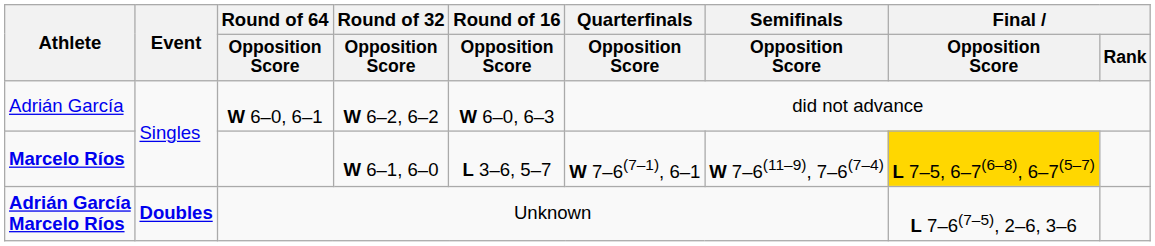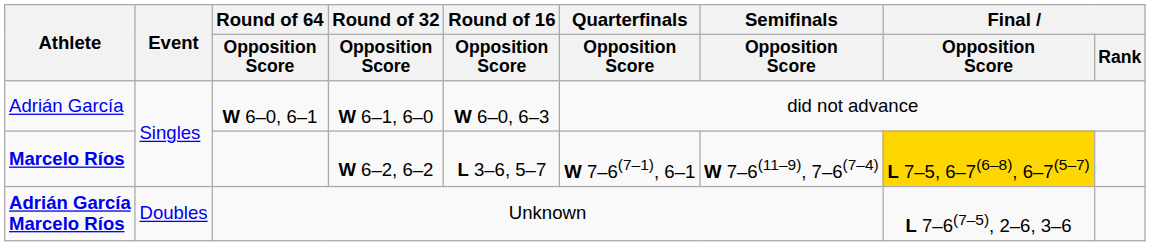(391, 117) W 6–2, 6–2 -> (386, 117) W 6–1, 6–0
(391, 169) W 6–1, 6–0 -> (386, 169) W 6–2, 6–2
(176, 214) bold -> (174, 214) normal
